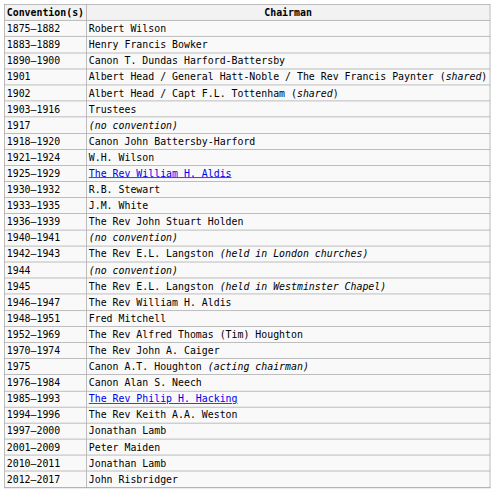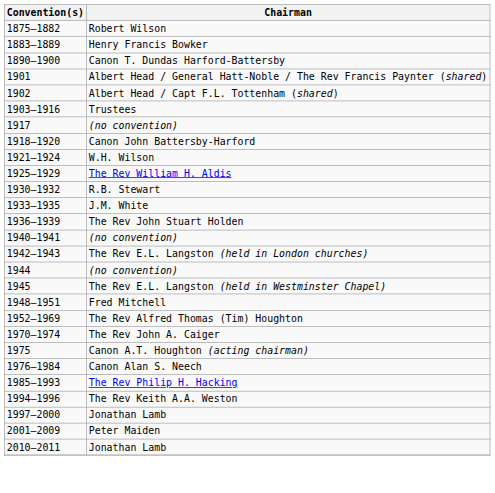- row: (34, 302)
- row: (34, 479)
